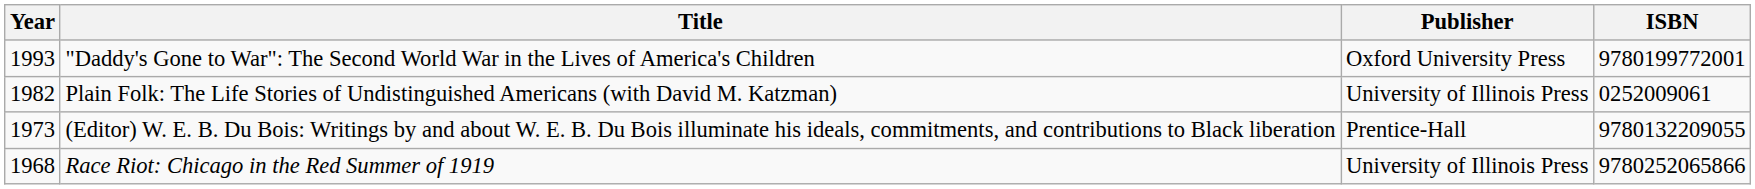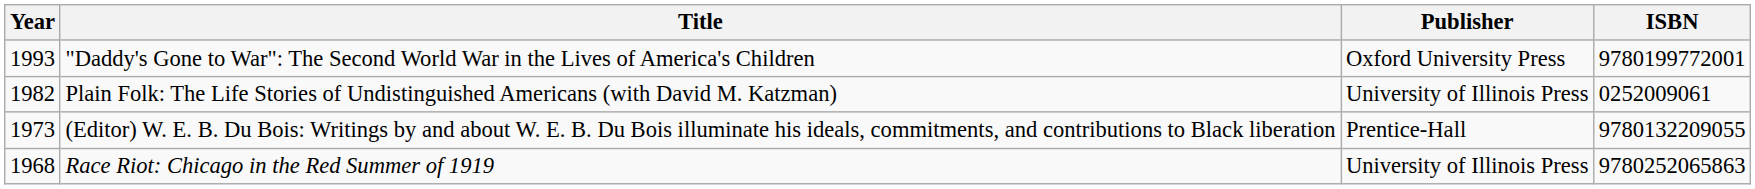(1672, 165) 9780252065866 -> (1672, 165) 9780252065863
